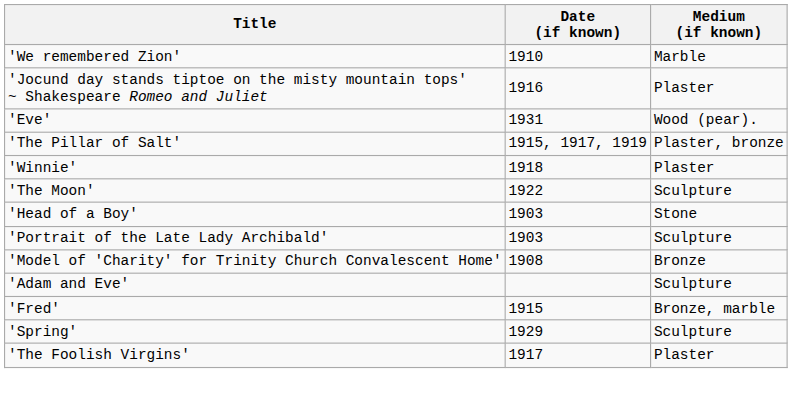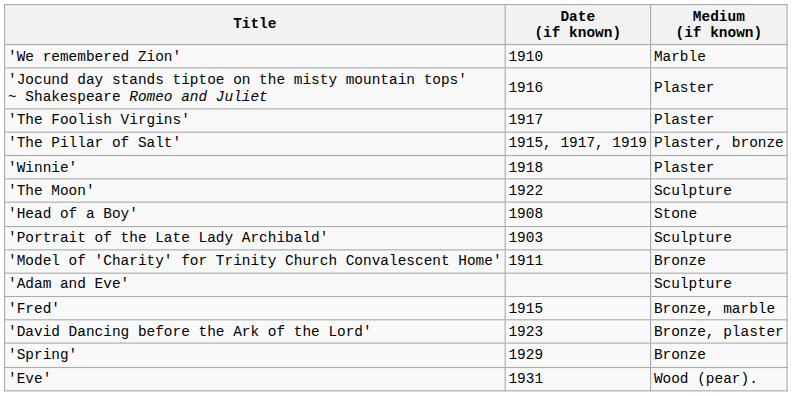rows swapped: (99, 355) <-> (30, 120)
(526, 214) 1903 -> (526, 214) 1908
(526, 261) 1908 -> (526, 261) 1911
+ row: (190, 332)
(693, 332) Sculpture -> (680, 355) Bronze
